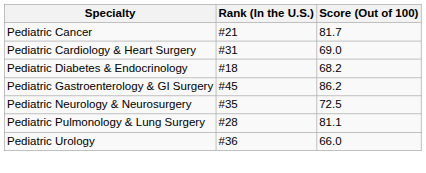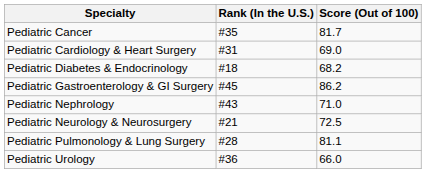(228, 31) #21 -> (228, 31) #35
+ row: (60, 104)
(228, 104) #35 -> (228, 123) #21
